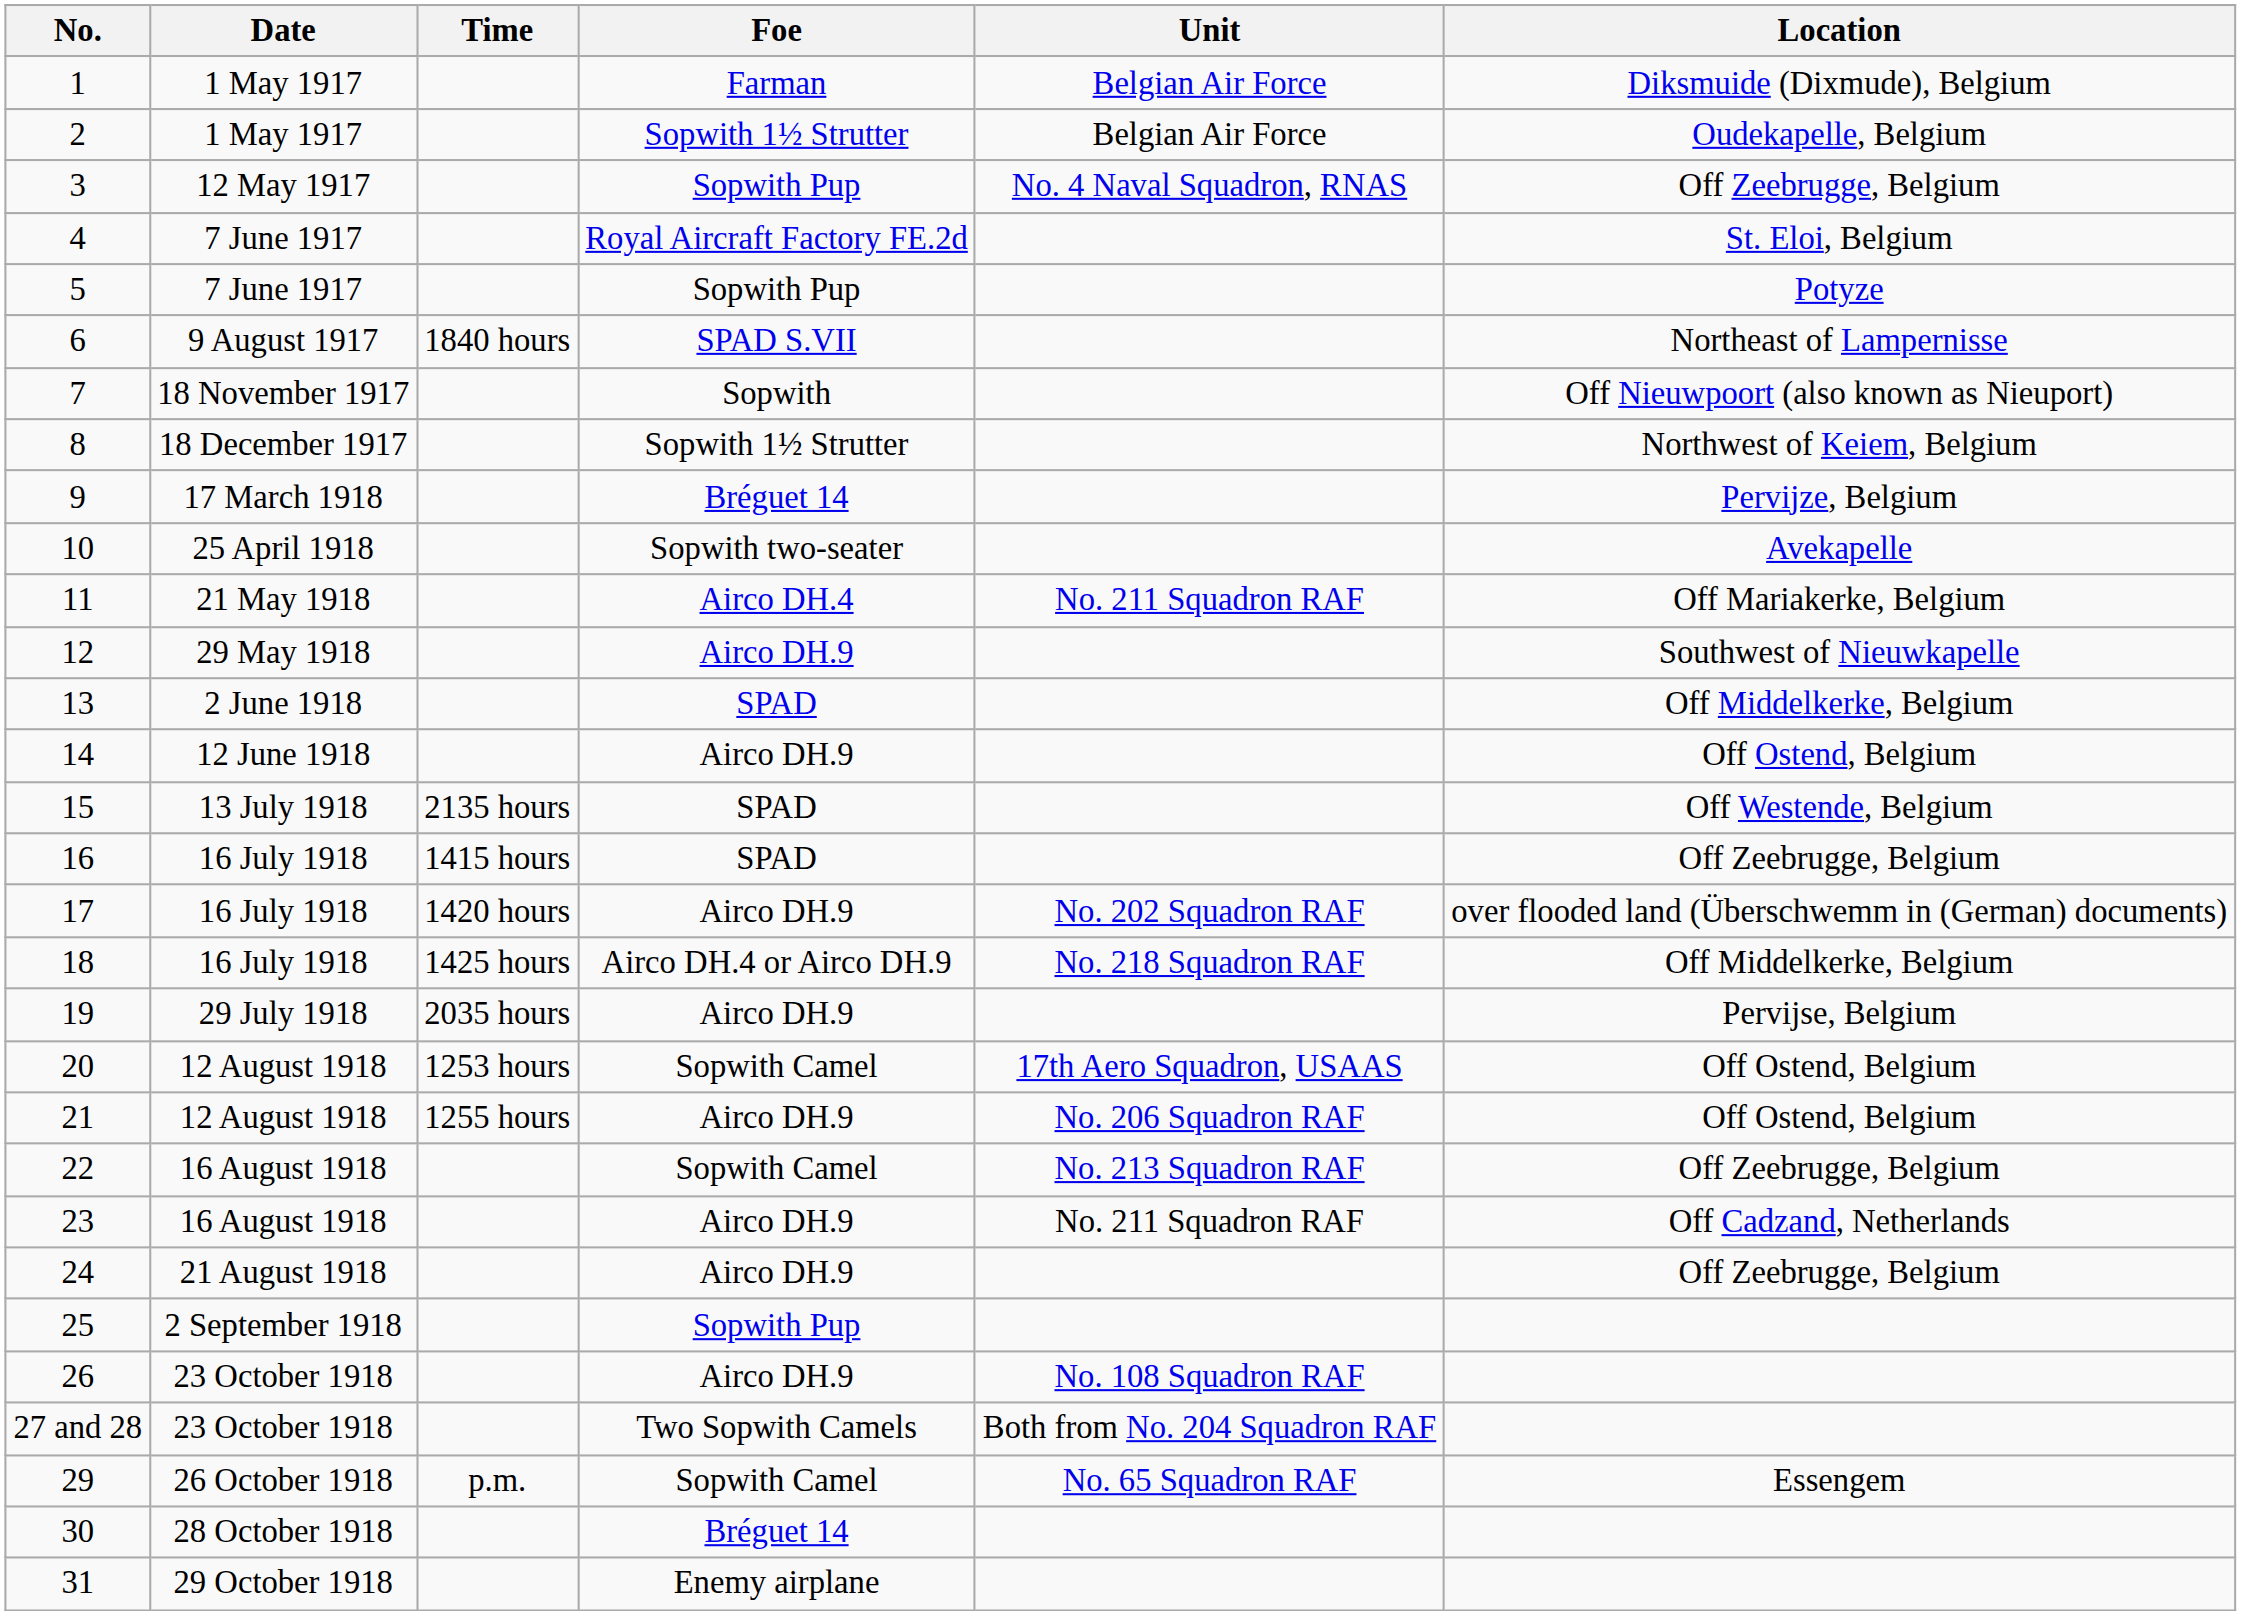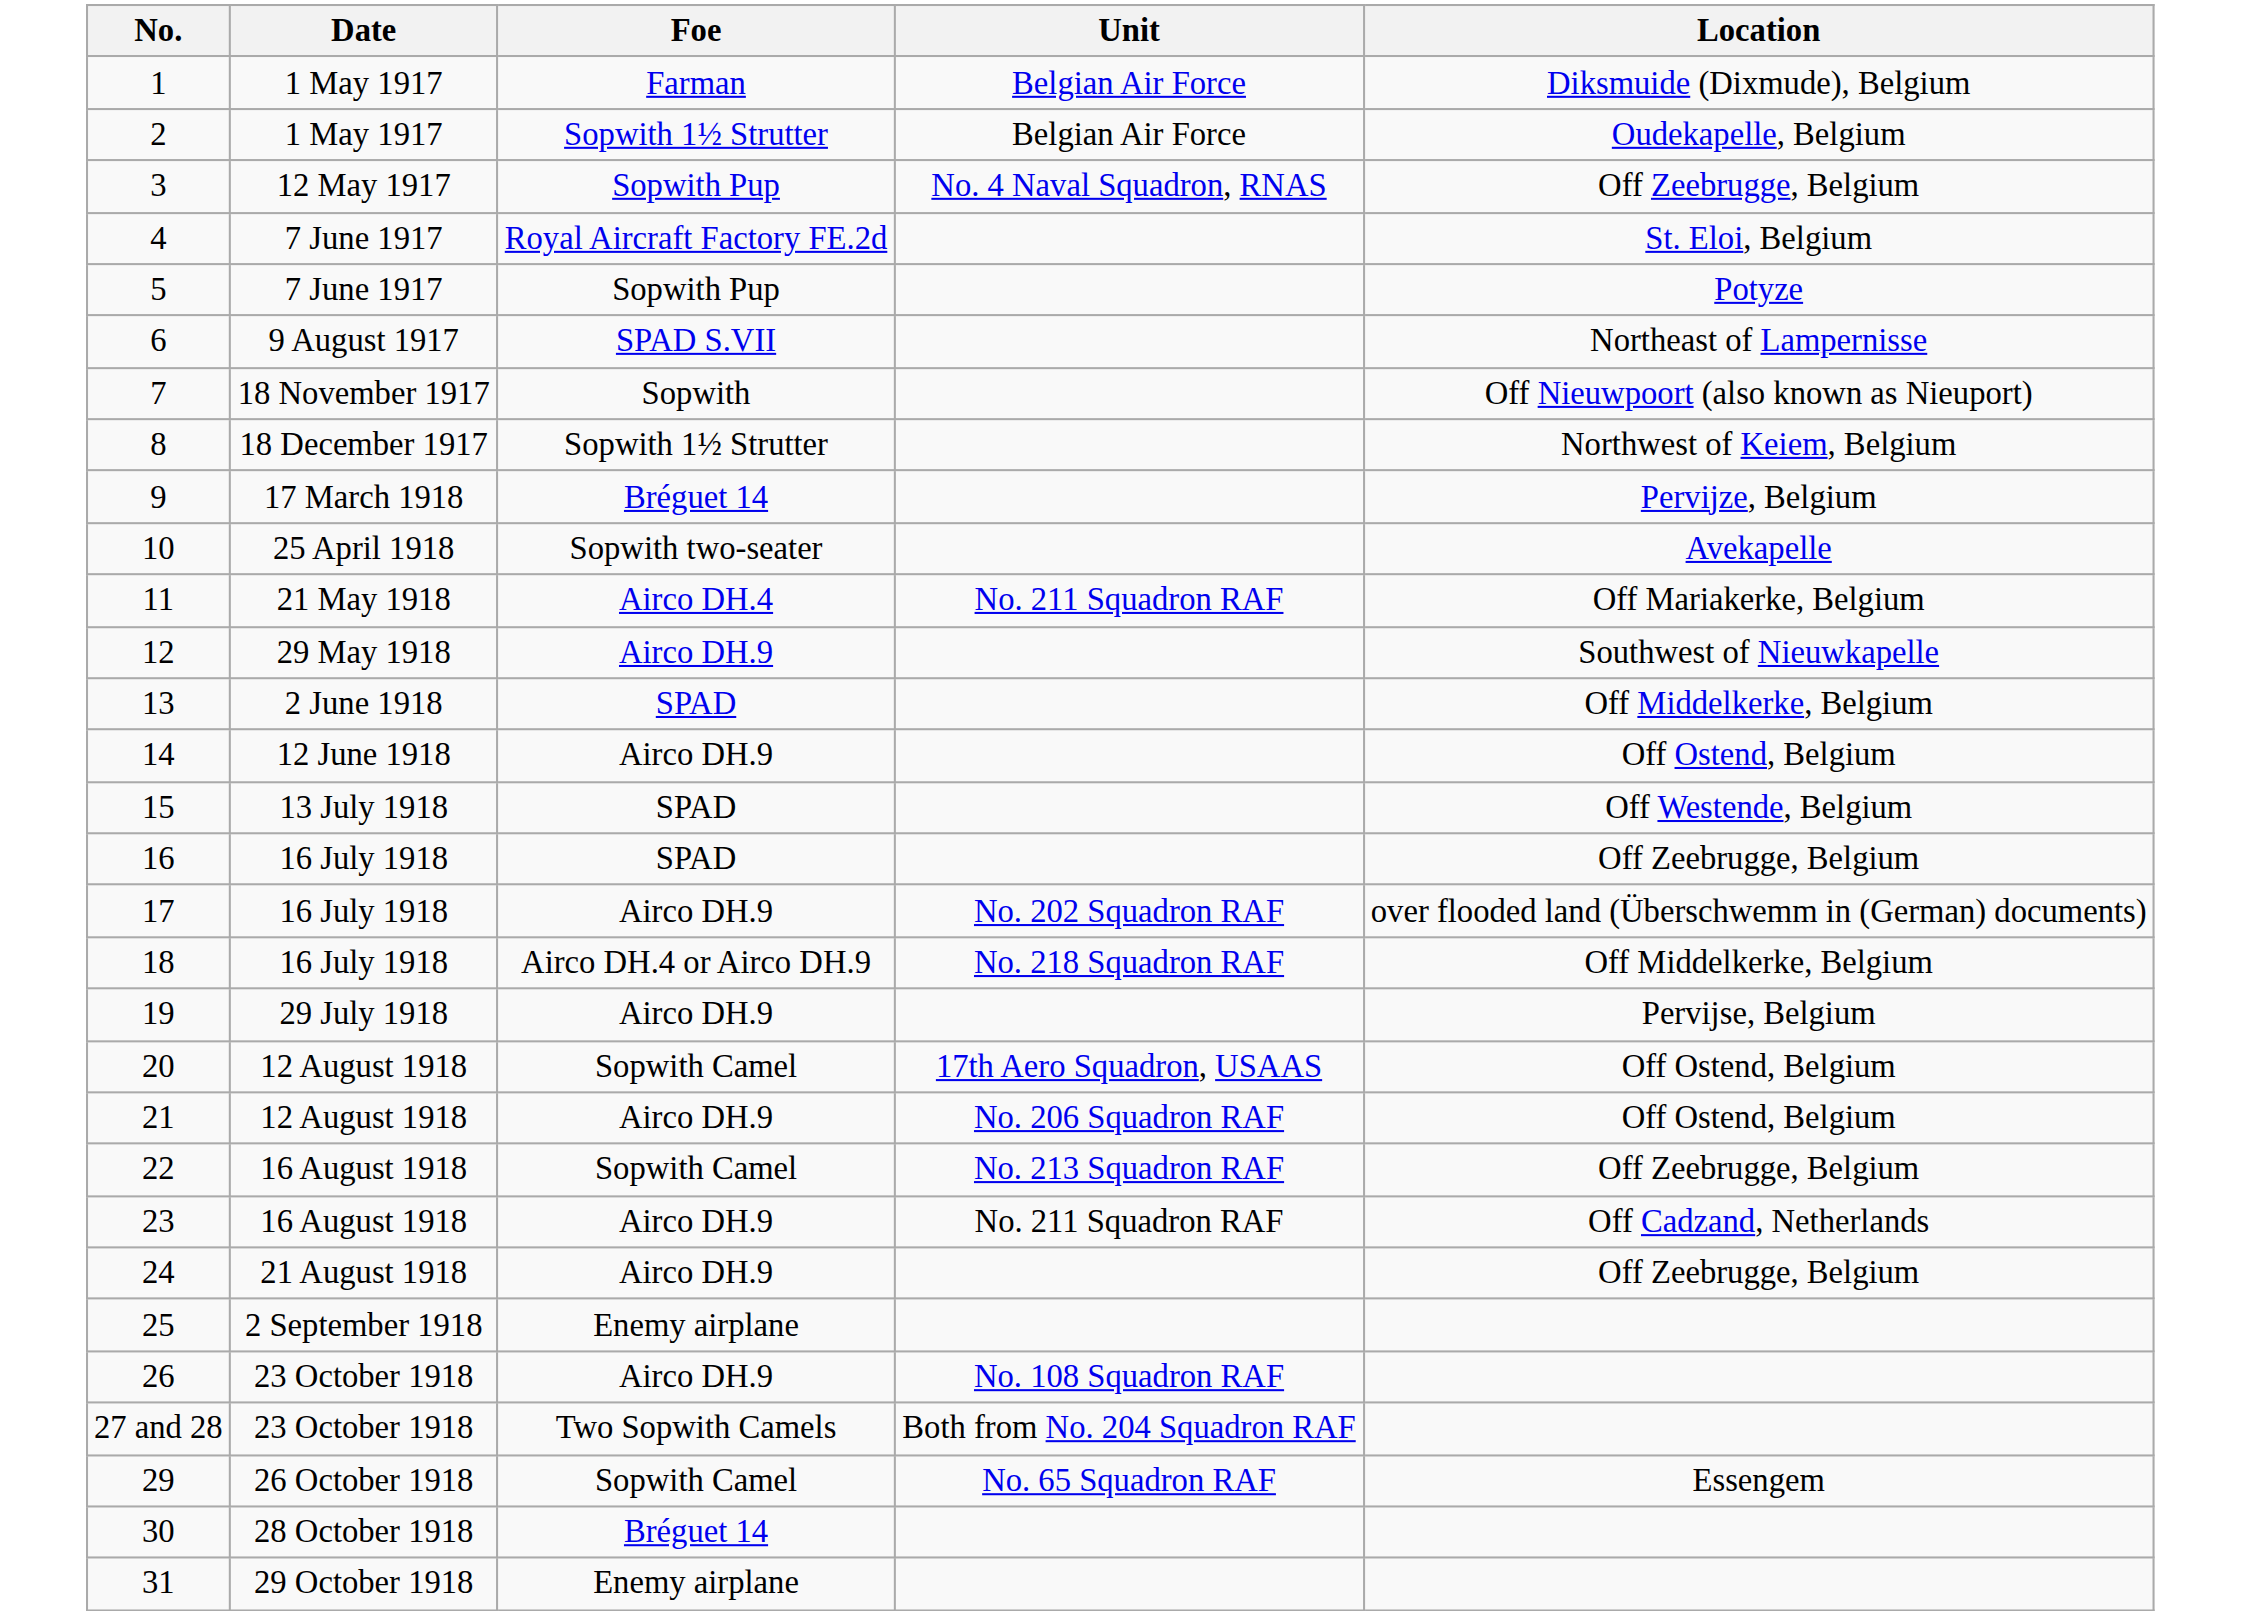- column: (497, 30)
(777, 1324) Sopwith Pup -> (696, 1324) Enemy airplane
